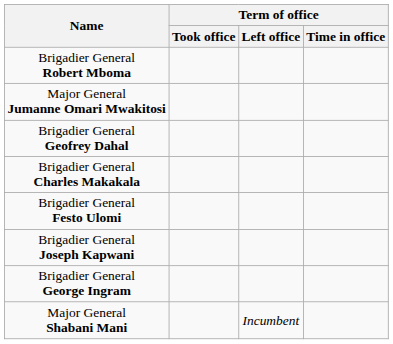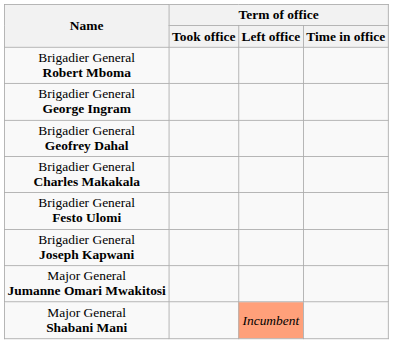rows swapped: (87, 101) <-> (87, 283)
(271, 320) no background -> (271, 320) lightsalmon background
